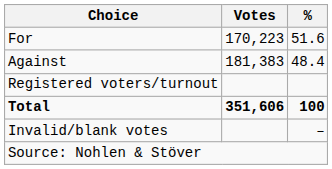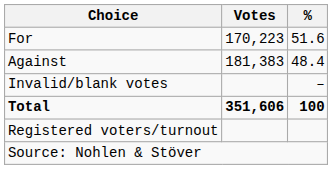rows swapped: (88, 130) <-> (113, 85)
